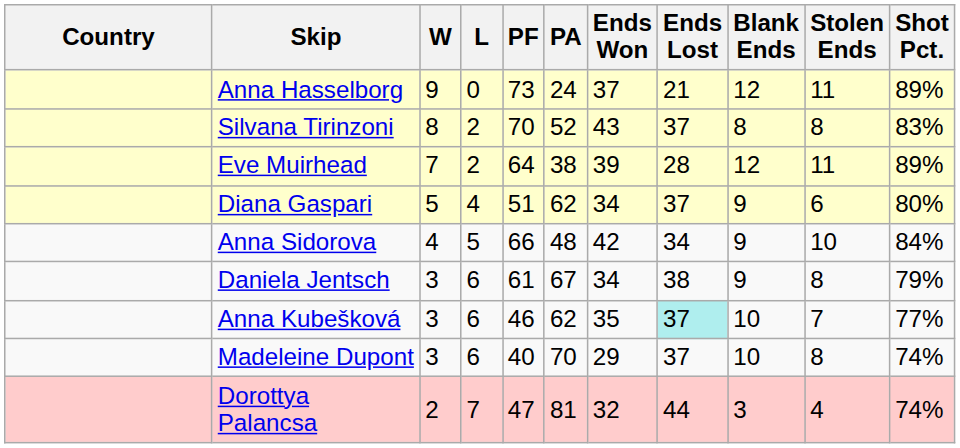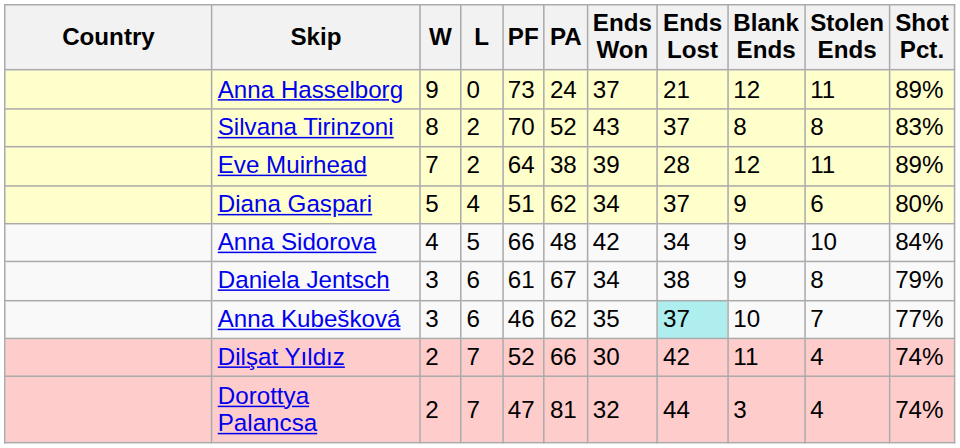- row: (316, 357)
+ row: (281, 357)
